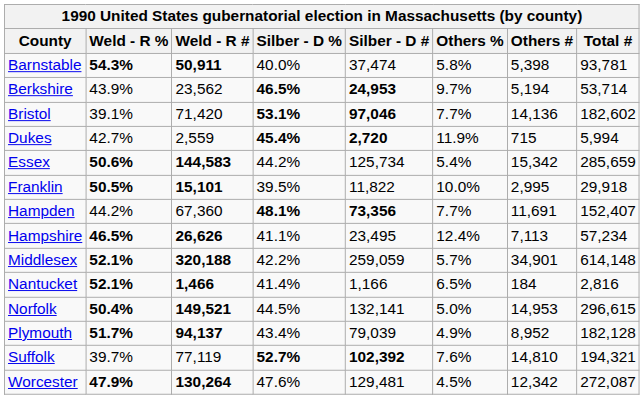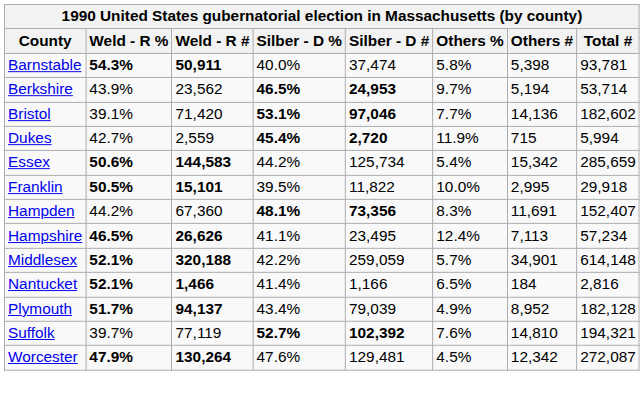(454, 211) 7.7% -> (454, 211) 8.3%
- row: (32, 308)
